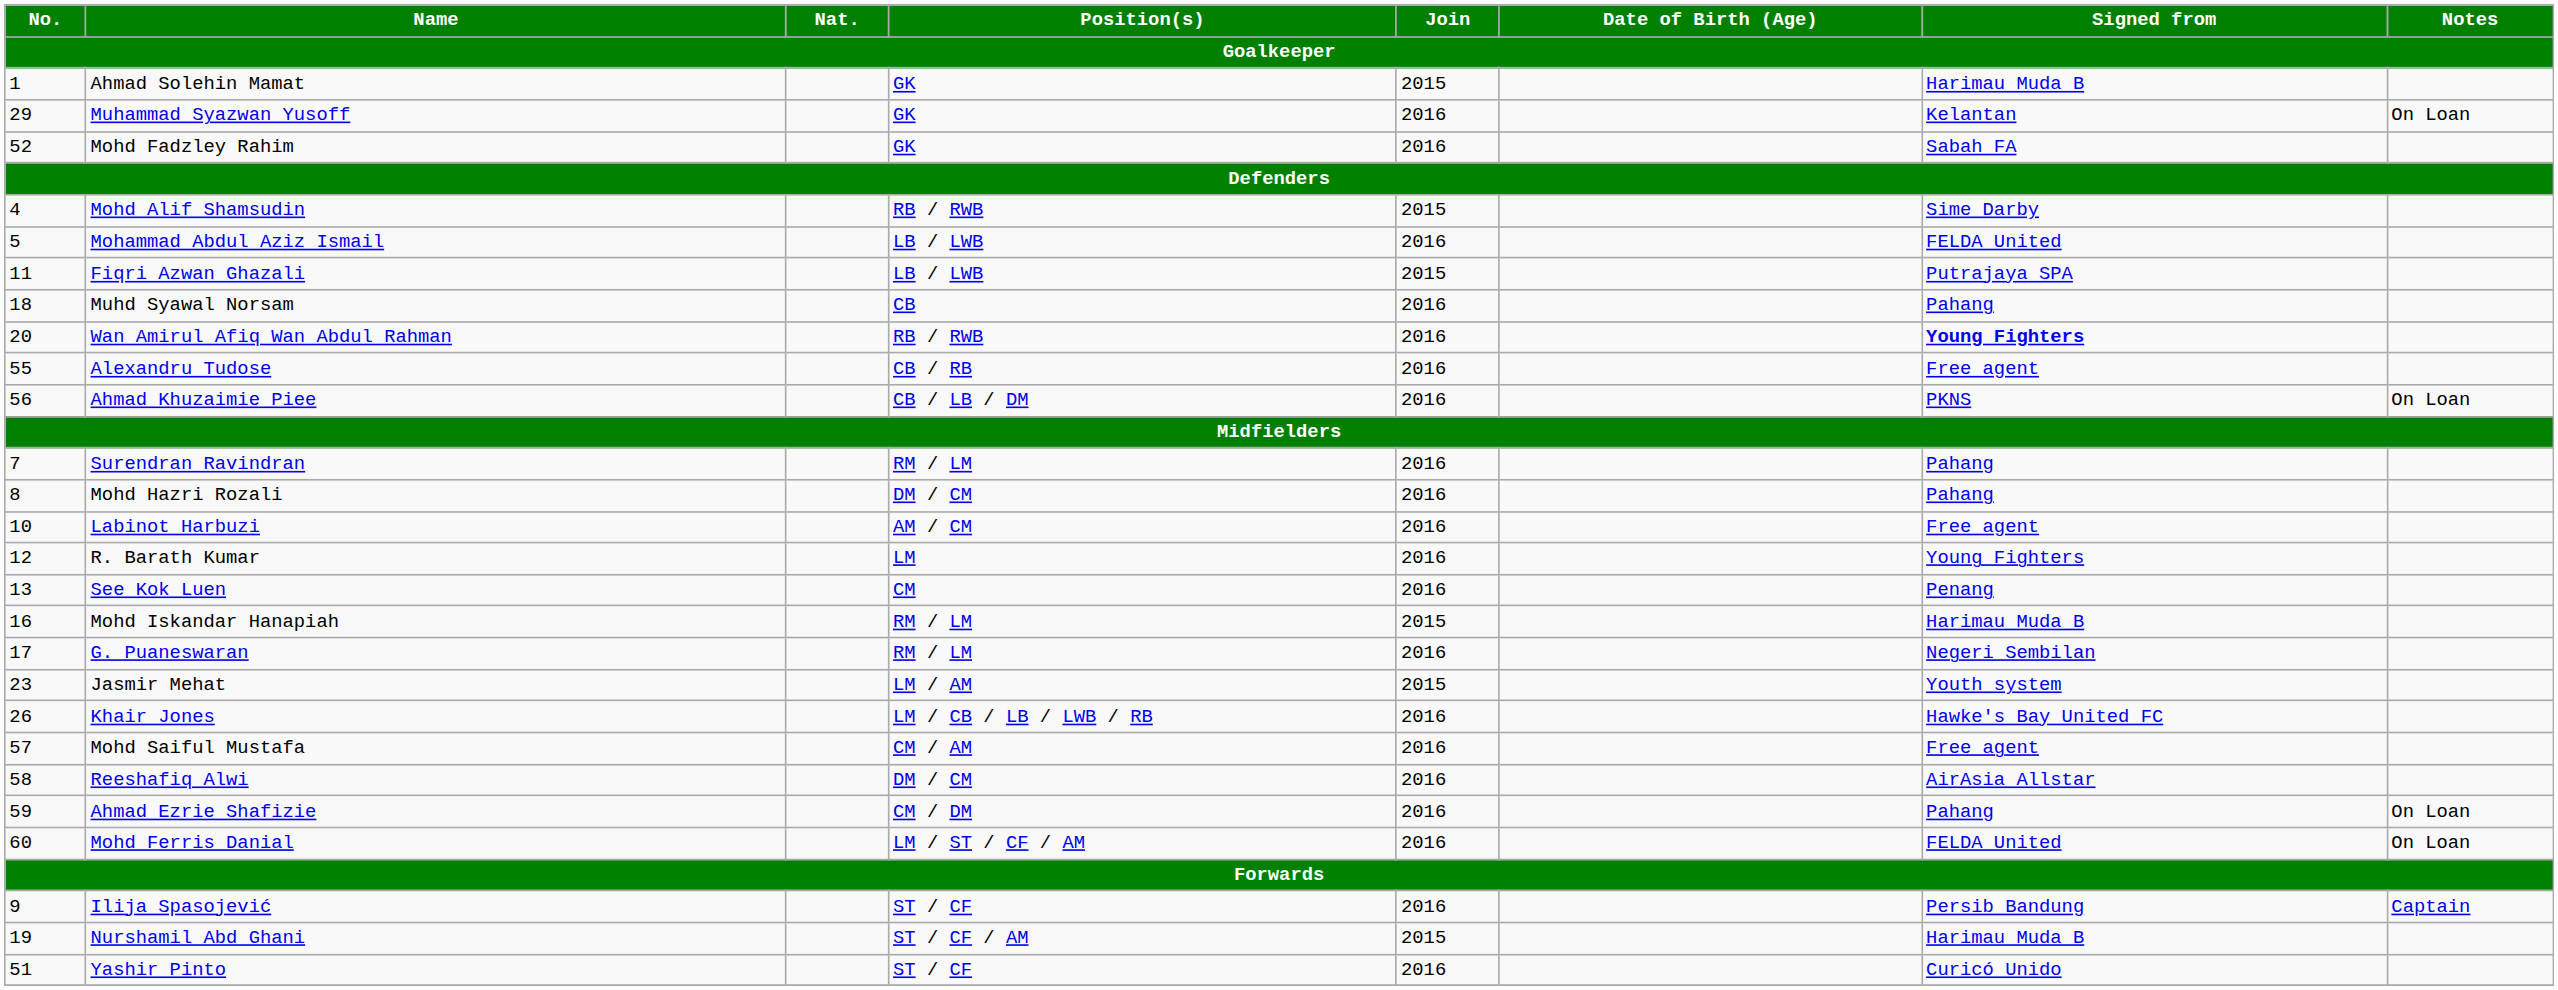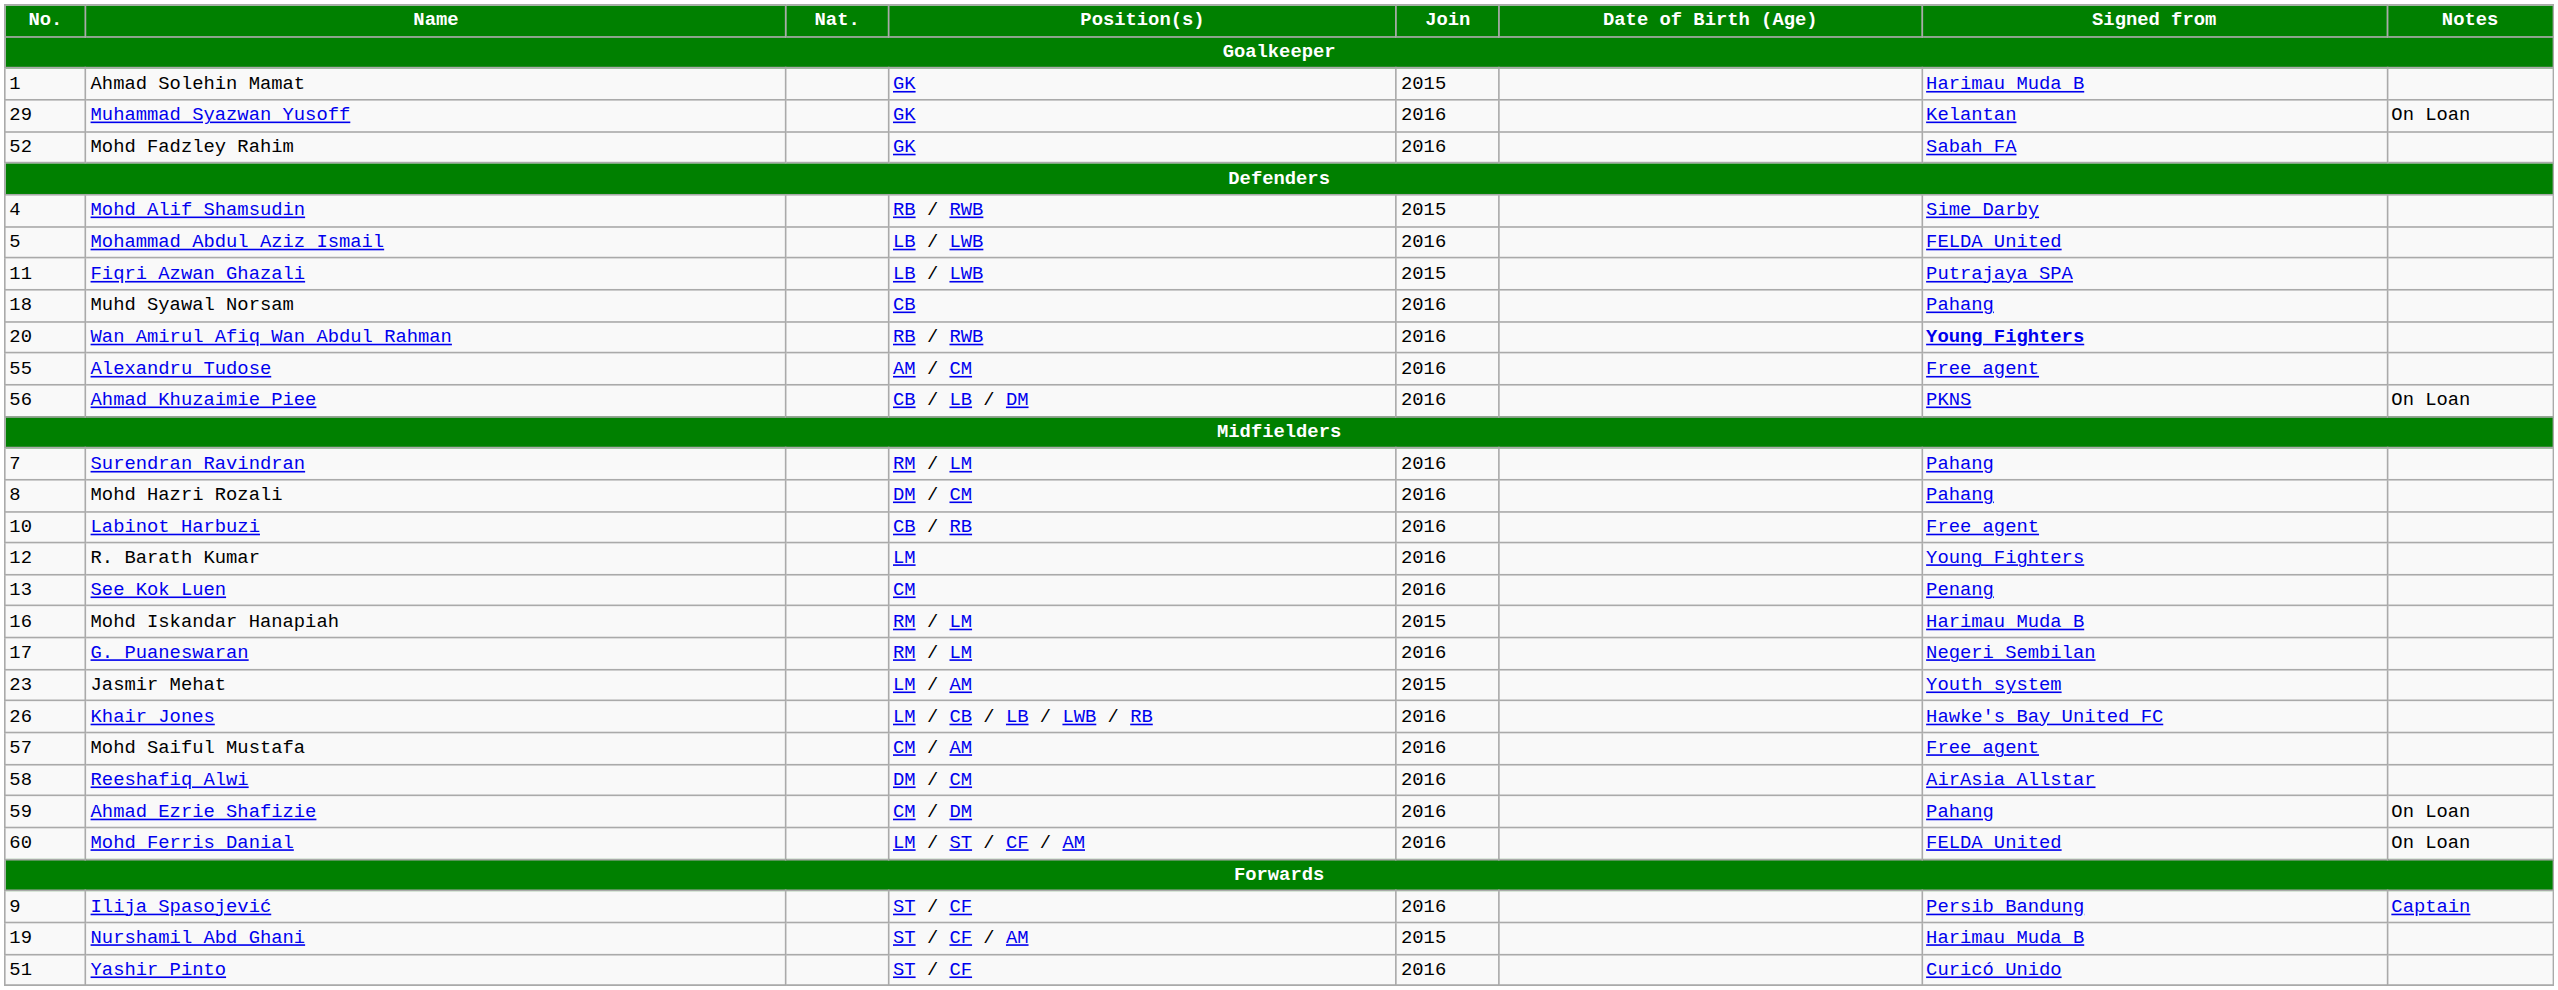(933, 368) CB / RB -> (933, 368) AM / CM
(933, 527) AM / CM -> (933, 527) CB / RB
